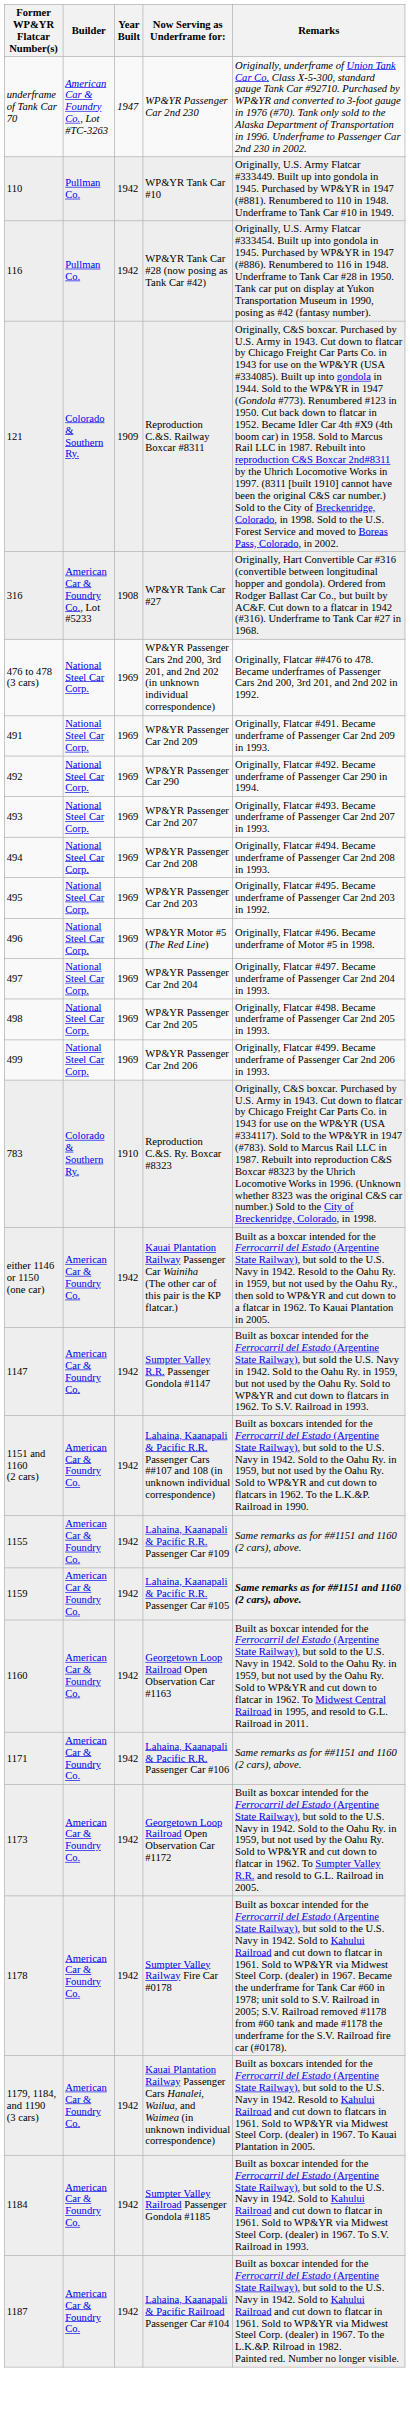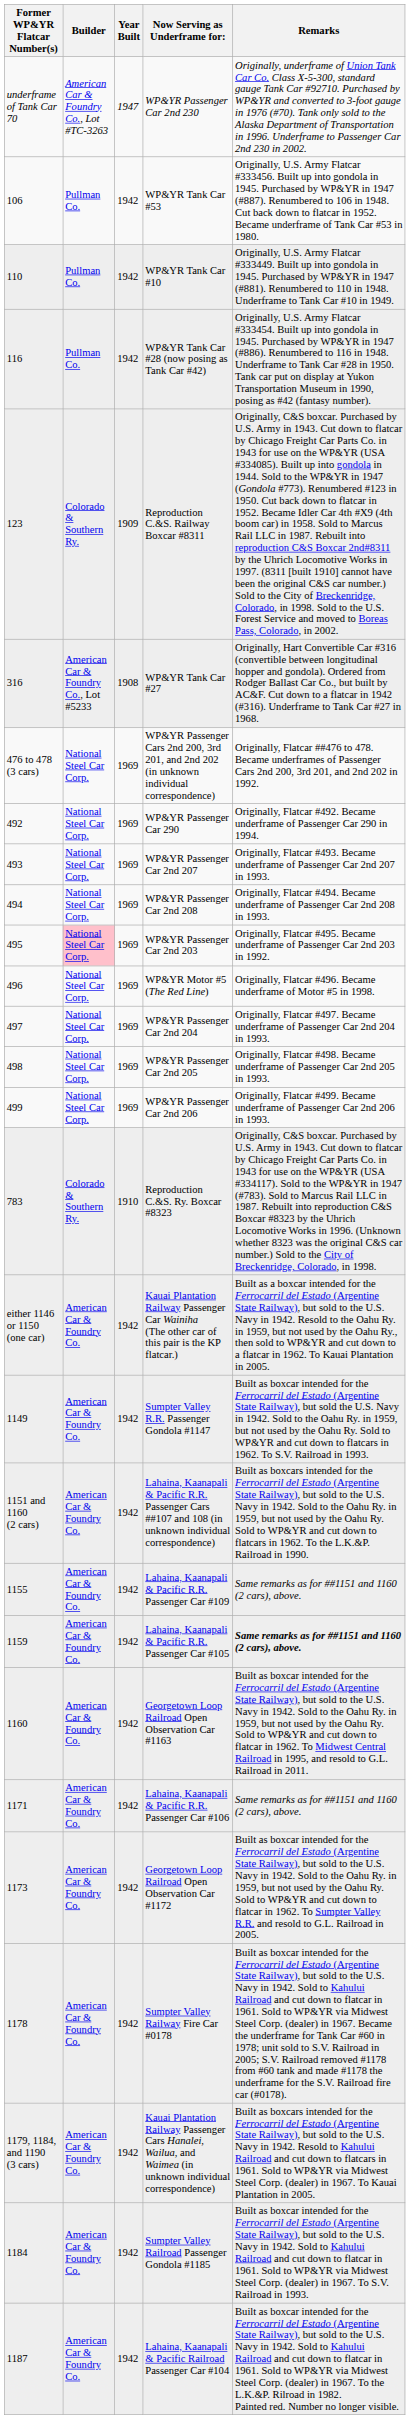+ row: (185, 200)
(15, 436) 121 -> (15, 524) 123
- row: (187, 735)
(85, 898) no background -> (85, 945) pink background
(17, 1371) 1147 -> (17, 1419) 1149
